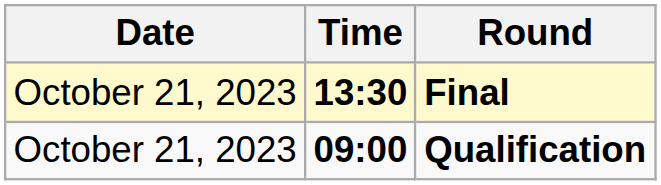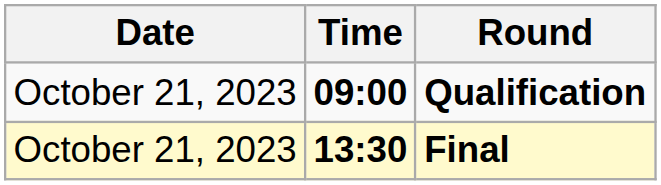rows swapped: (535, 149) <-> (467, 91)
